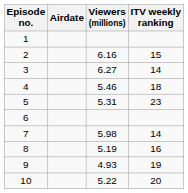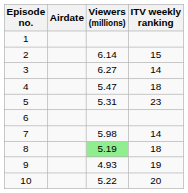(107, 54) 6.16 -> (107, 54) 6.14
(107, 86) 5.46 -> (107, 86) 5.47
(107, 149) no background -> (107, 149) lightgreen background
(156, 149) 16 -> (156, 149) 18
